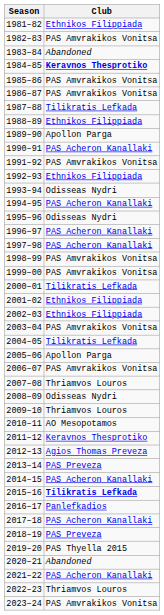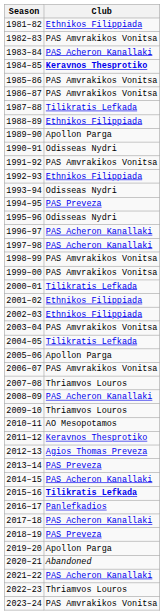(69, 53) Abandoned -> (99, 53) PAS Acheron Kanallaki
(99, 149) PAS Acheron Kanallaki -> (81, 149) Odisseas Nydri
(99, 204) PAS Acheron Kanallaki -> (74, 204) PAS Preveza
(81, 397) Odisseas Nydri -> (99, 397) PAS Acheron Kanallaki
(86, 548) PAS Thyella 2015 -> (79, 548) Apollon Parga
